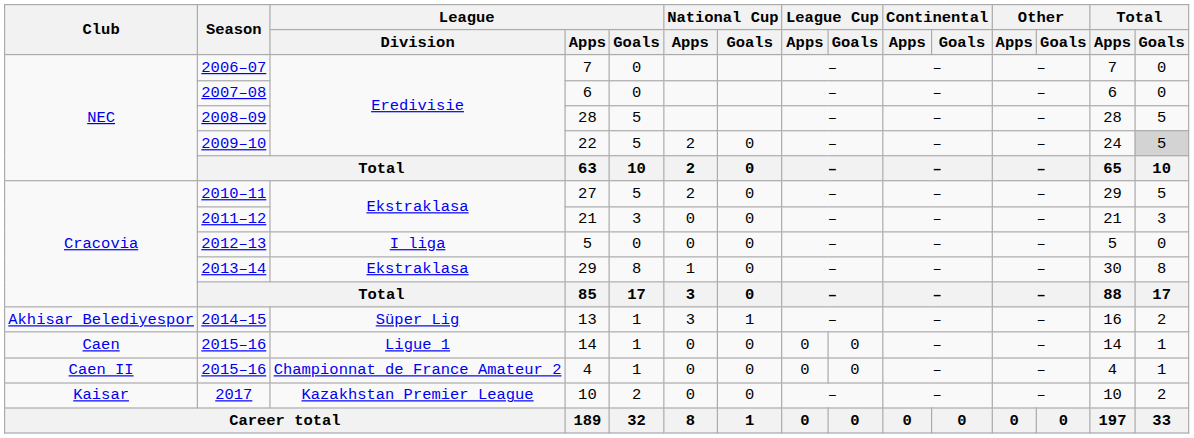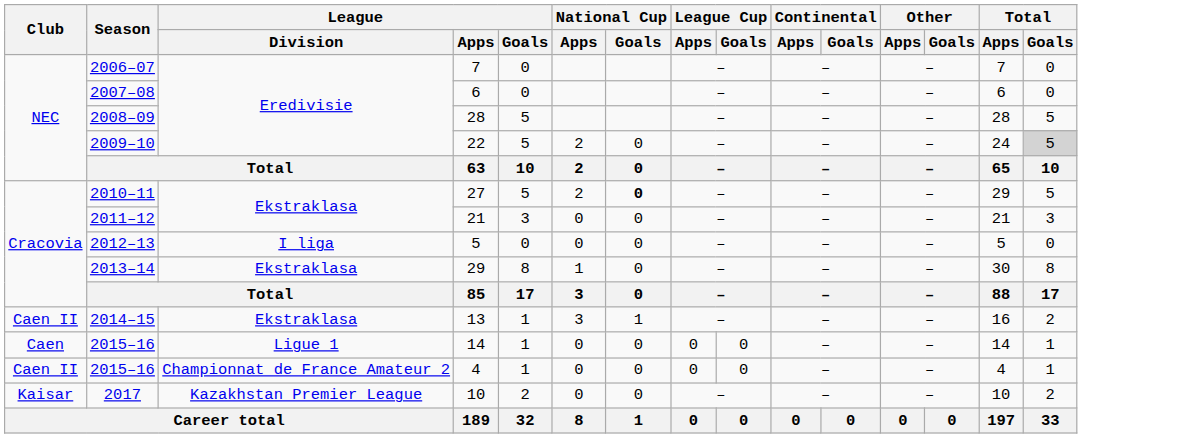(750, 194) normal -> (638, 194) bold
(101, 320) Akhisar Belediyespor -> (45, 320) Caen II
(418, 320) Süper Lig -> (306, 320) Ekstraklasa
